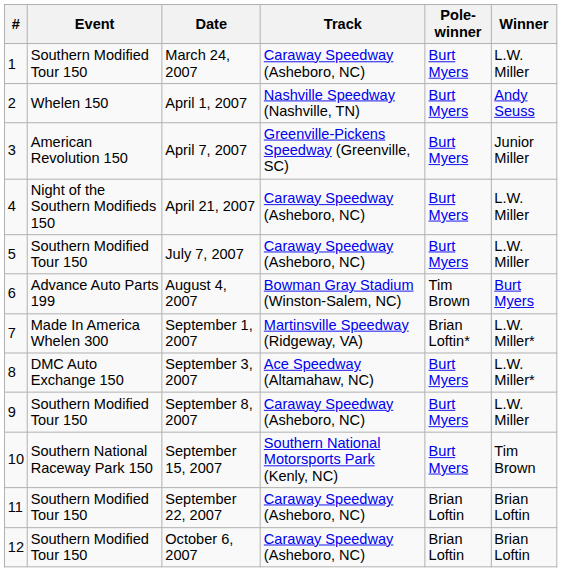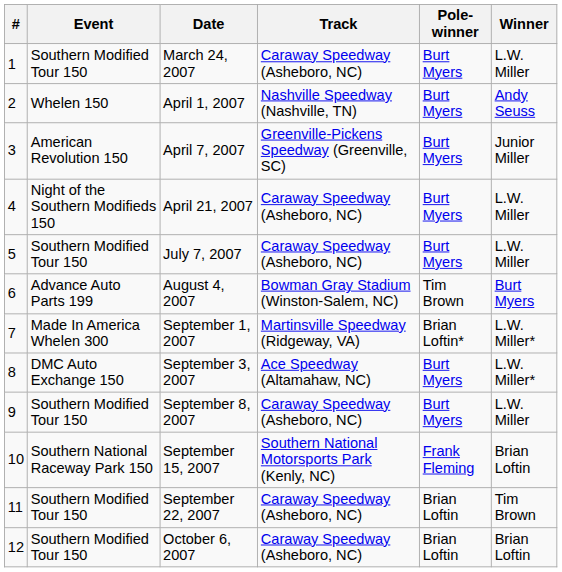(448, 459) Burt Myers -> (449, 459) Frank Fleming
(515, 459) Tim Brown -> (512, 459) Brian Loftin
(512, 507) Brian Loftin -> (515, 507) Tim Brown
